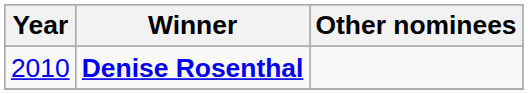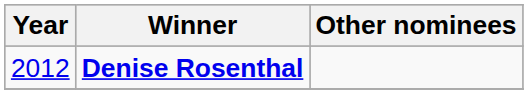(40, 67) 2010 -> (40, 67) 2012
